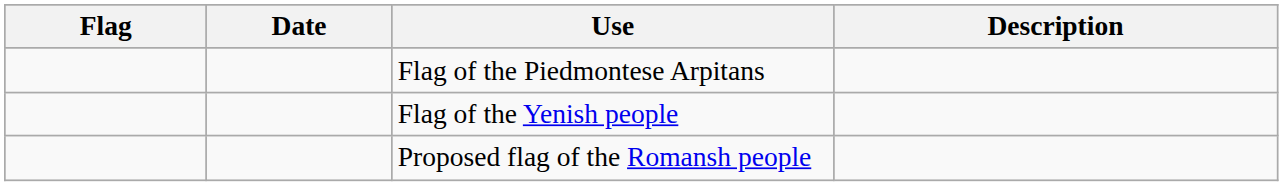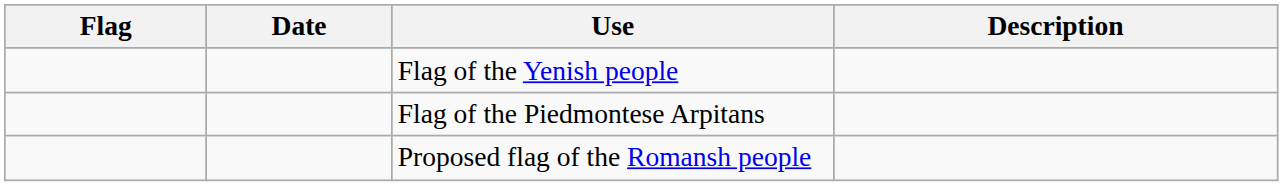rows swapped: (581, 69) <-> (538, 113)
